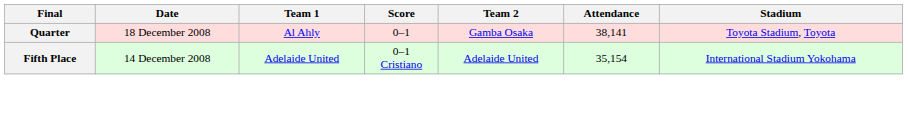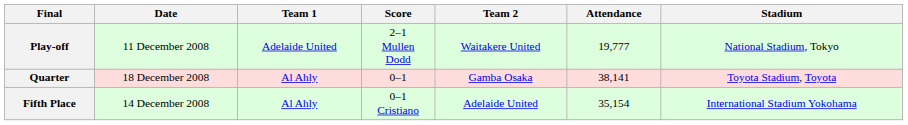+ row: (49, 46)
(302, 58) Adelaide United -> (299, 104) Al Ahly
